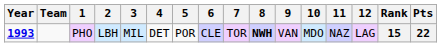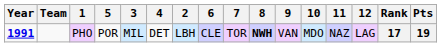columns swapped: (108, 14) <-> (185, 14)
(21, 32) 1993 -> (21, 32) 1991
(394, 32) 15 -> (394, 32) 17
(423, 32) 22 -> (423, 32) 19
